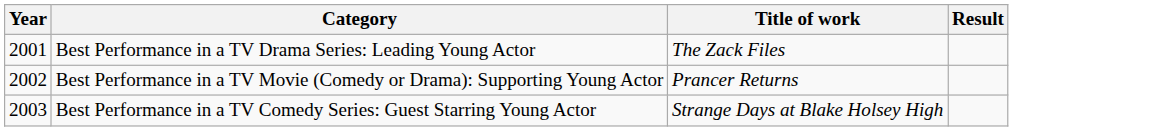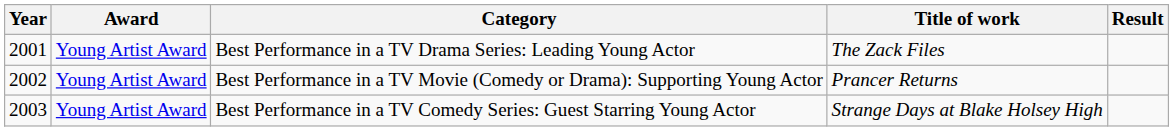+ column: (131, 19)
